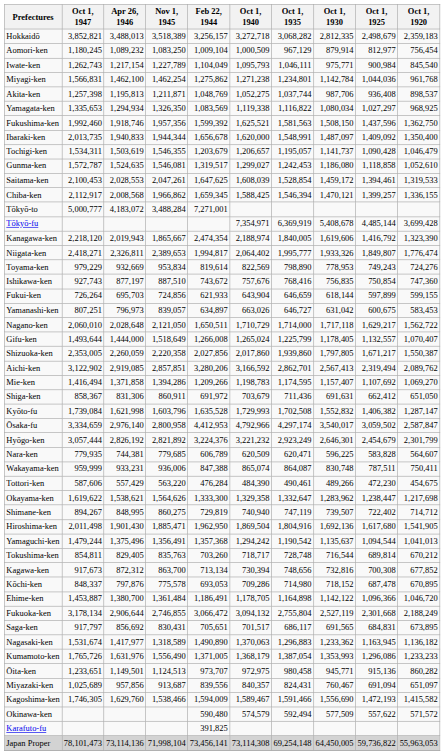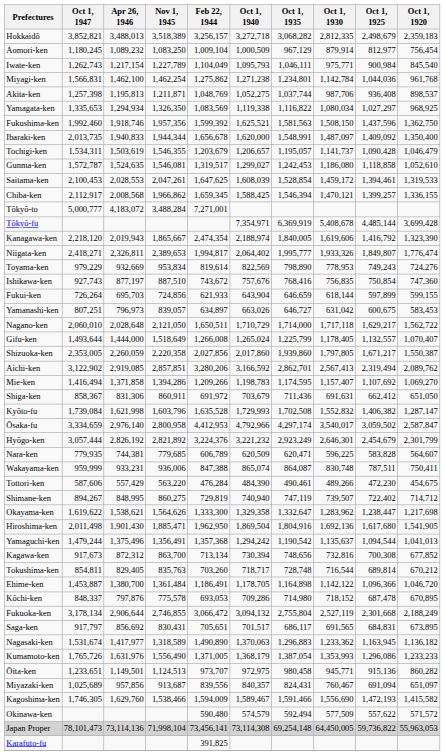rows swapped: (29, 512) <-> (30, 498)
rows swapped: (33, 555) <-> (28, 570)
rows swapped: (25, 598) <-> (24, 584)
rows swapped: (26, 728) <-> (28, 743)
